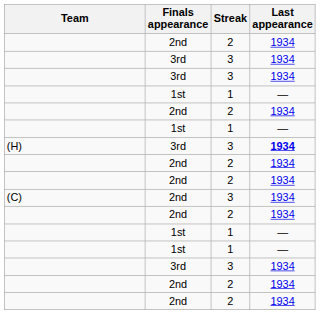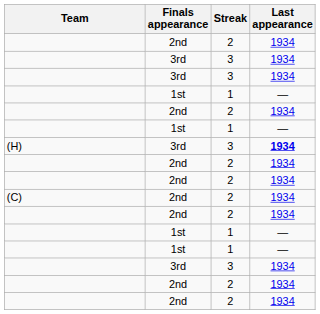(230, 197) 3 -> (230, 197) 2
